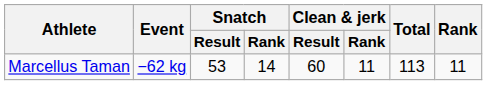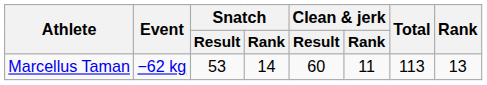(458, 67) 11 -> (458, 67) 13
